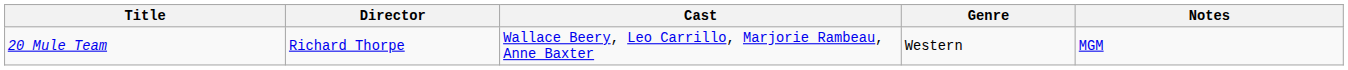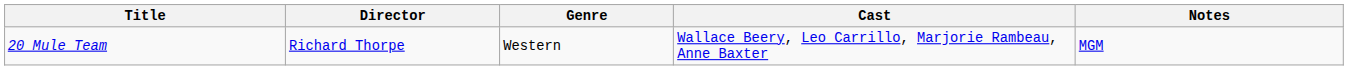columns swapped: (701, 16) <-> (988, 16)
